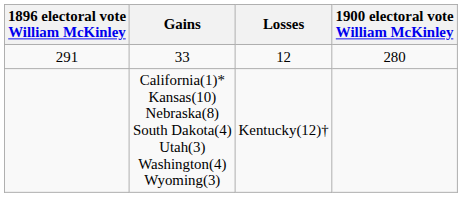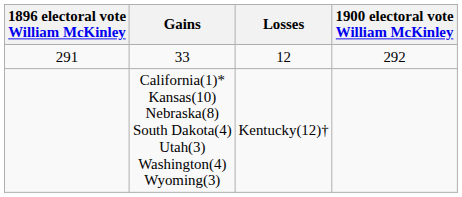(395, 56) 280 -> (395, 56) 292
